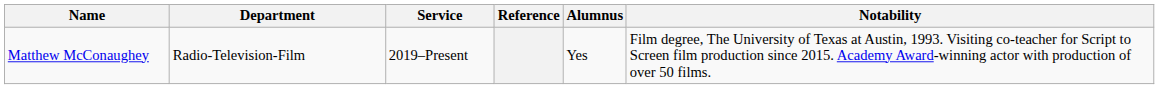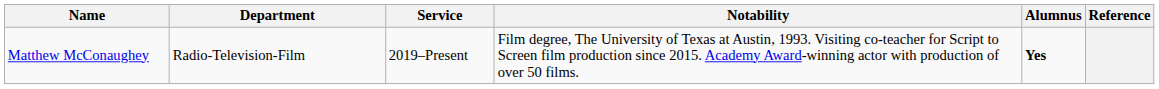columns swapped: (890, 16) <-> (529, 16)
(577, 55) normal -> (1036, 55) bold
